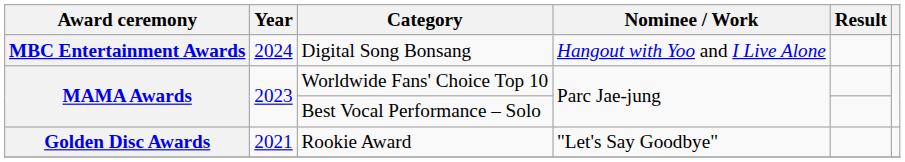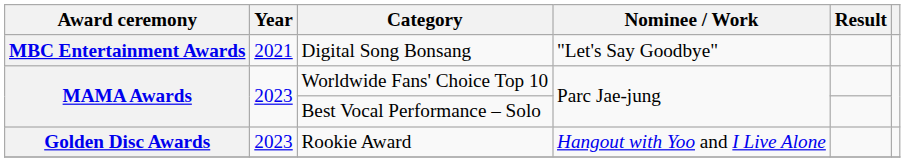(274, 50) 2024 -> (274, 50) 2021
(691, 50) Hangout with Yoo and I Live Alone -> (638, 50) "Let's Say Goodbye"
(274, 141) 2021 -> (274, 141) 2023
(638, 141) "Let's Say Goodbye" -> (691, 141) Hangout with Yoo and I Live Alone
